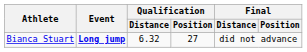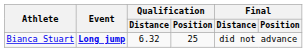(193, 40) 27 -> (193, 40) 25
